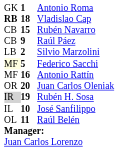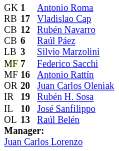(11, 19) bold -> (10, 19) normal
(25, 19) 18 -> (25, 19) 17
(25, 30) 15 -> (25, 30) 12
(23, 41) 9 -> (23, 41) 6
(23, 52) 2 -> (23, 52) 3
(23, 63) 5 -> (23, 63) 7
(9, 97) lightgrey background -> (9, 97) no background
(25, 119) 11 -> (25, 119) 13
